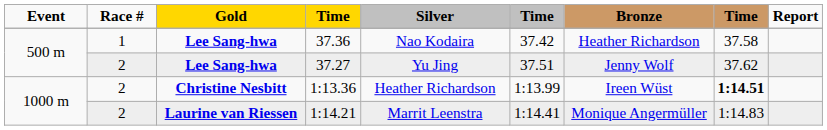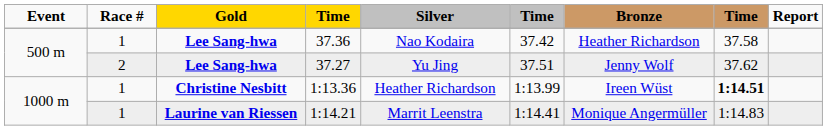(122, 88) 2 -> (122, 88) 1
(122, 112) 2 -> (122, 112) 1
